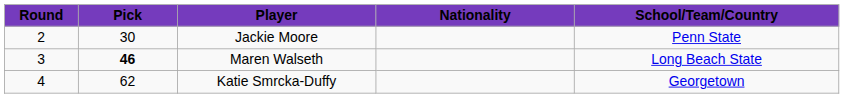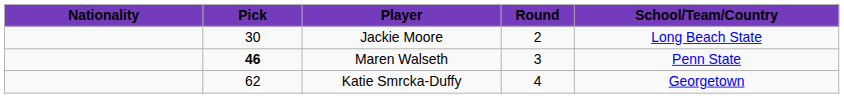columns swapped: (41, 15) <-> (475, 15)
(707, 37) Penn State -> (707, 37) Long Beach State
(707, 59) Long Beach State -> (707, 59) Penn State
